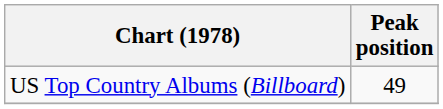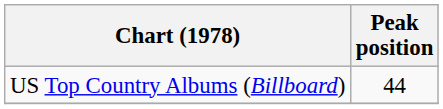(395, 84) 49 -> (395, 84) 44
